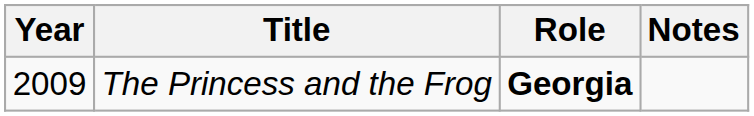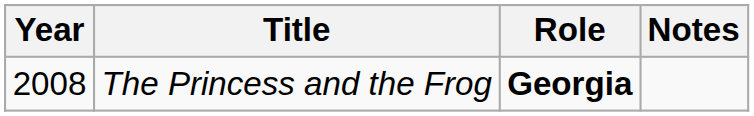(50, 83) 2009 -> (50, 83) 2008
